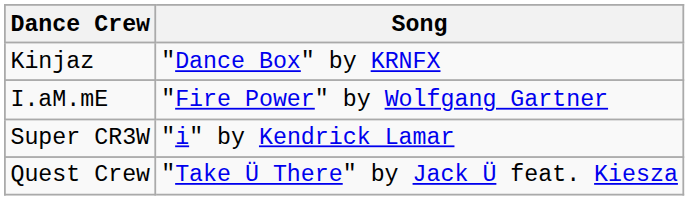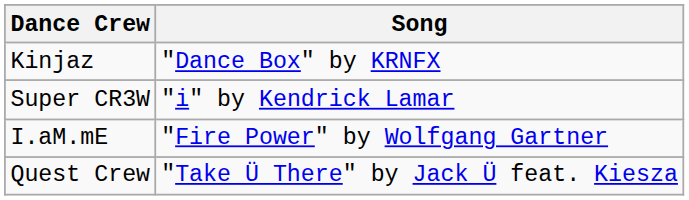rows swapped: (80, 138) <-> (59, 100)
